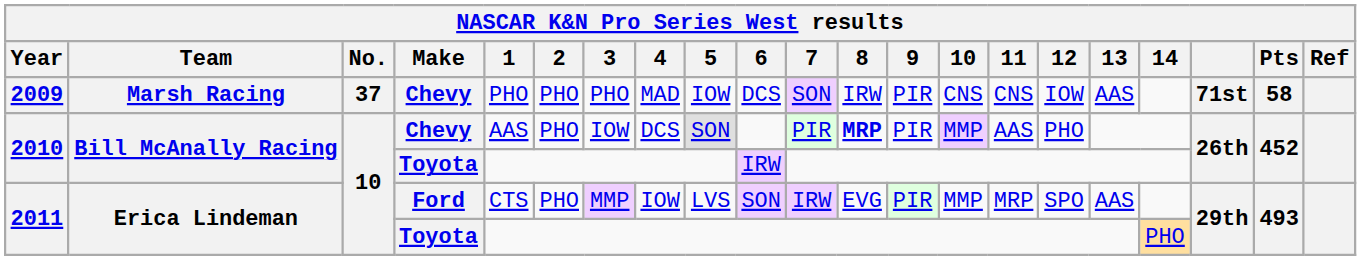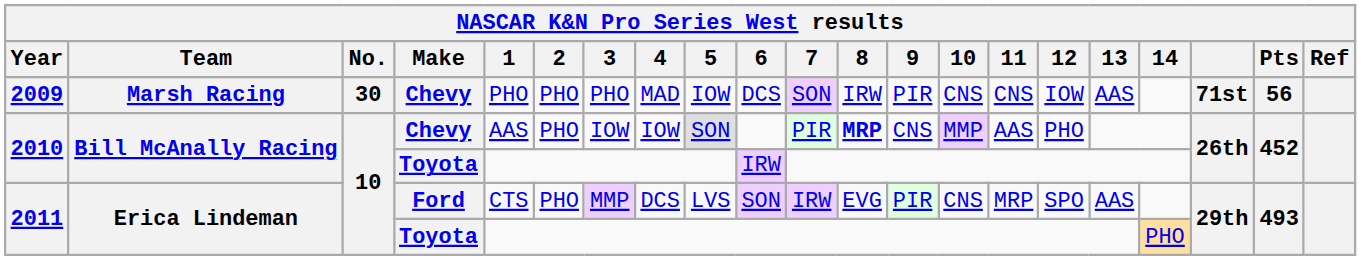(368, 94) 37 -> (368, 94) 30
(1279, 94) 58 -> (1279, 94) 56
(660, 130) DCS -> (660, 130) IOW
(913, 130) PIR -> (913, 130) CNS
(660, 201) IOW -> (660, 201) DCS
(963, 201) MMP -> (963, 201) CNS
